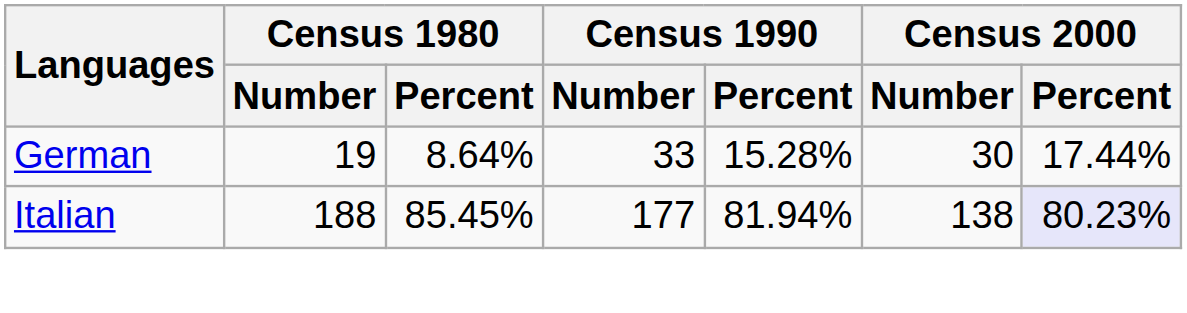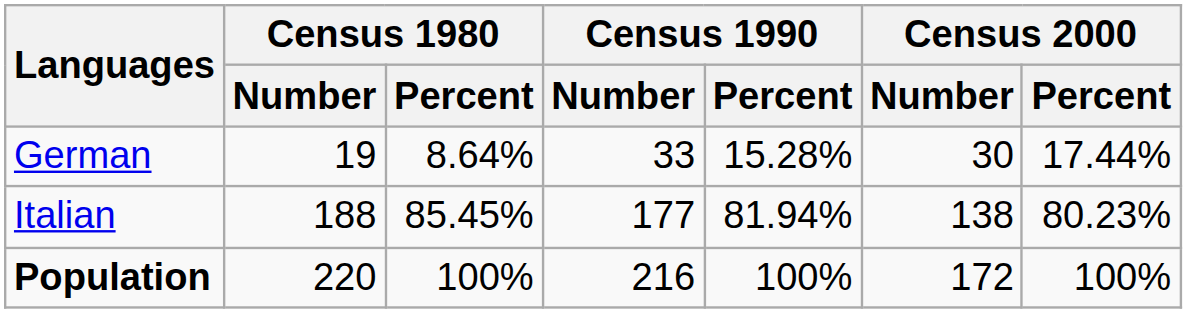(1107, 215) lavender background -> (1107, 215) no background
+ row: (112, 276)
